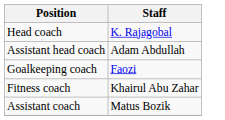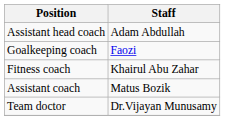- row: (34, 32)
+ row: (36, 106)
